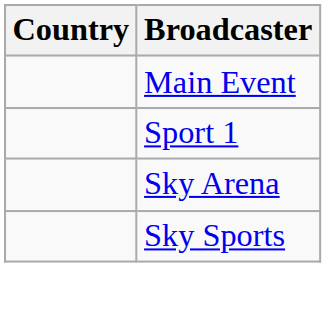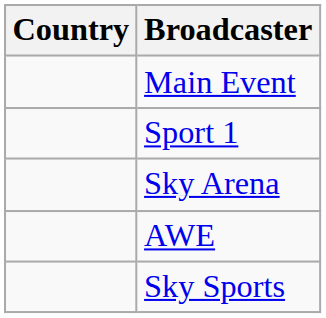+ row: (180, 235)
